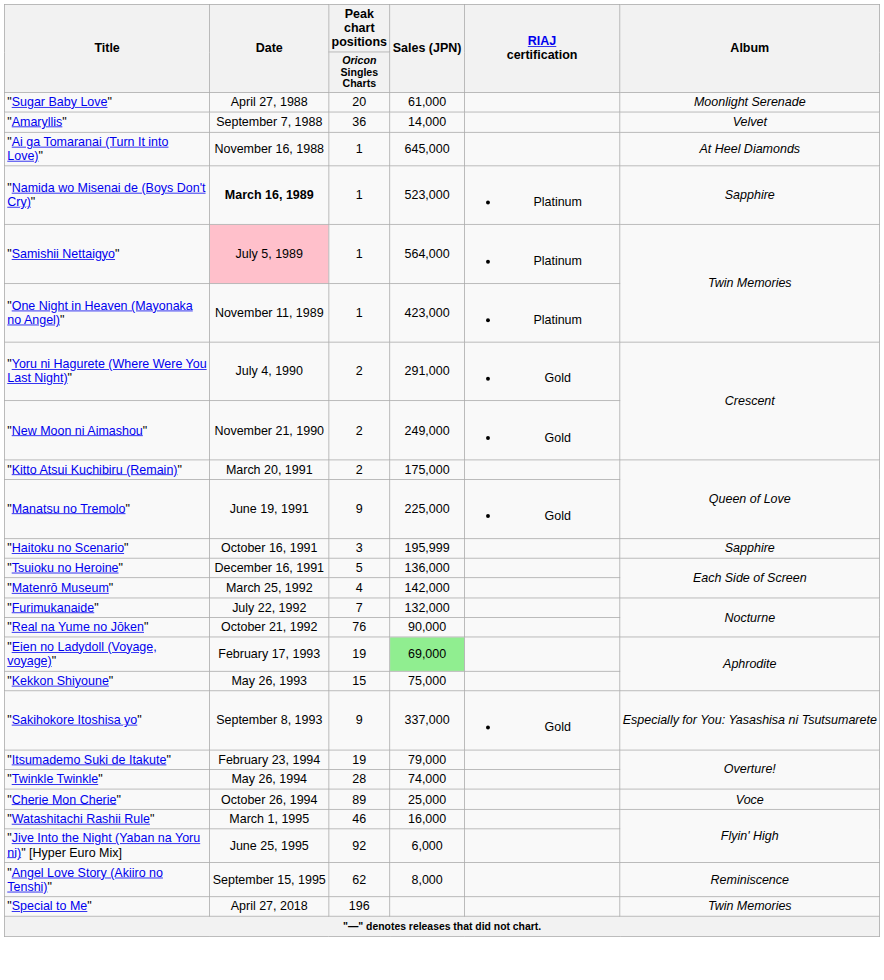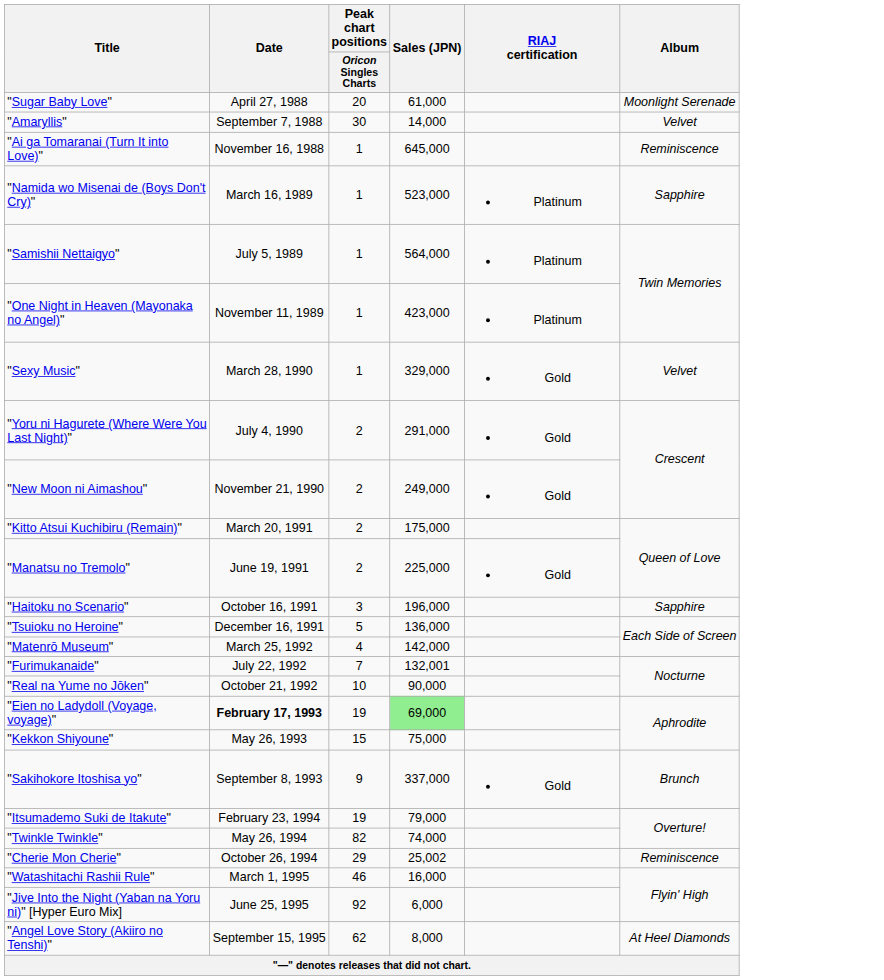(359, 122) 36 -> (359, 122) 30
(750, 148) At Heel Diamonds -> (680, 148) Reminiscence
(269, 195) bold -> (269, 195) normal
(269, 254) pink background -> (269, 254) no background
+ row: (44, 371)
(359, 509) 9 -> (359, 567) 2
(427, 548) 195,999 -> (427, 607) 196,000
(427, 607) 132,000 -> (427, 666) 132,001
(359, 627) 76 -> (359, 686) 10
(269, 654) normal -> (269, 713) bold
(750, 720) Especially for You: Yasashisa ni Tsutsumarete -> (680, 779) Brunch
(359, 779) 28 -> (359, 838) 82
(359, 799) 89 -> (359, 858) 29
(427, 799) 25,000 -> (427, 858) 25,002
(750, 799) Voce -> (680, 858) Reminiscence
(750, 879) Reminiscence -> (680, 938) At Heel Diamonds
- row: (50, 906)
